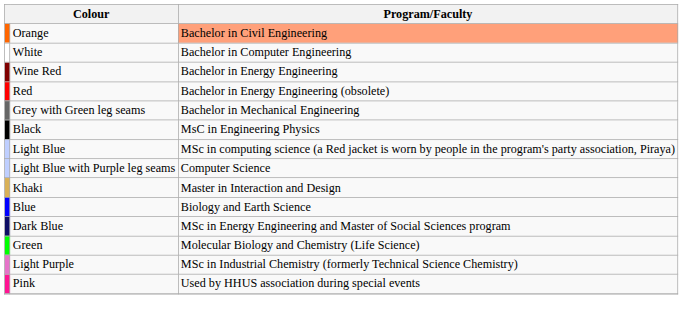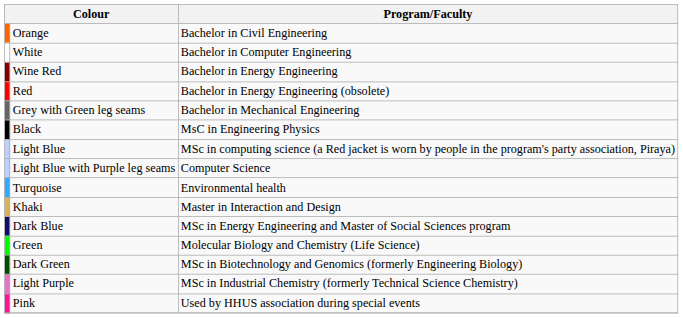(254, 33) lightsalmon background -> (254, 33) no background
+ row: (37, 187)
- row: (24, 206)
+ row: (41, 264)
